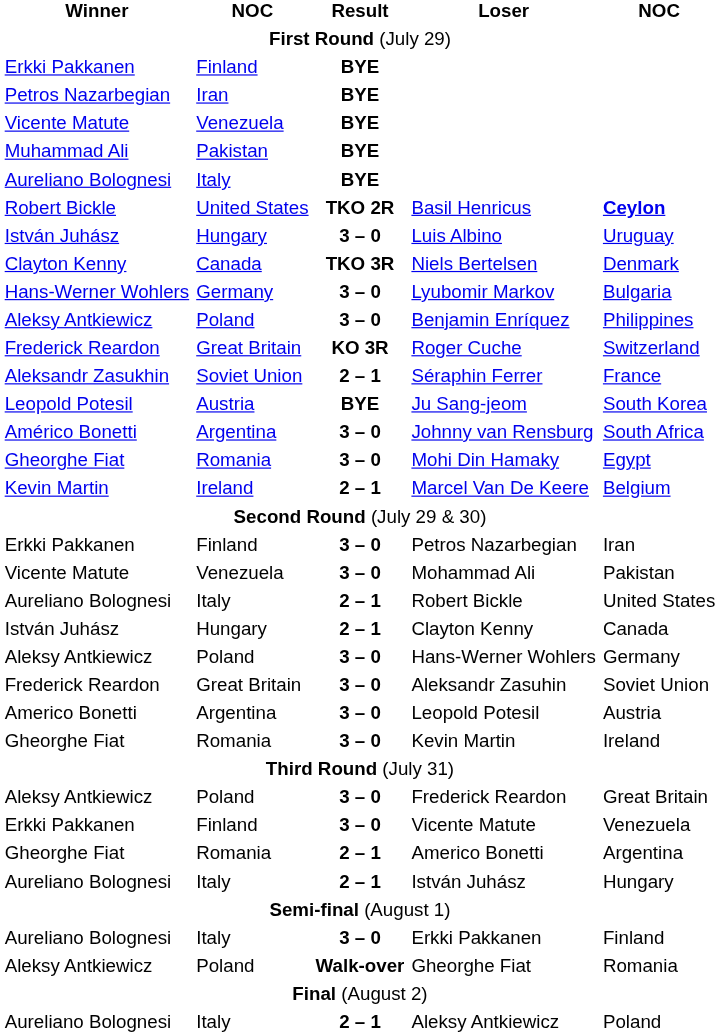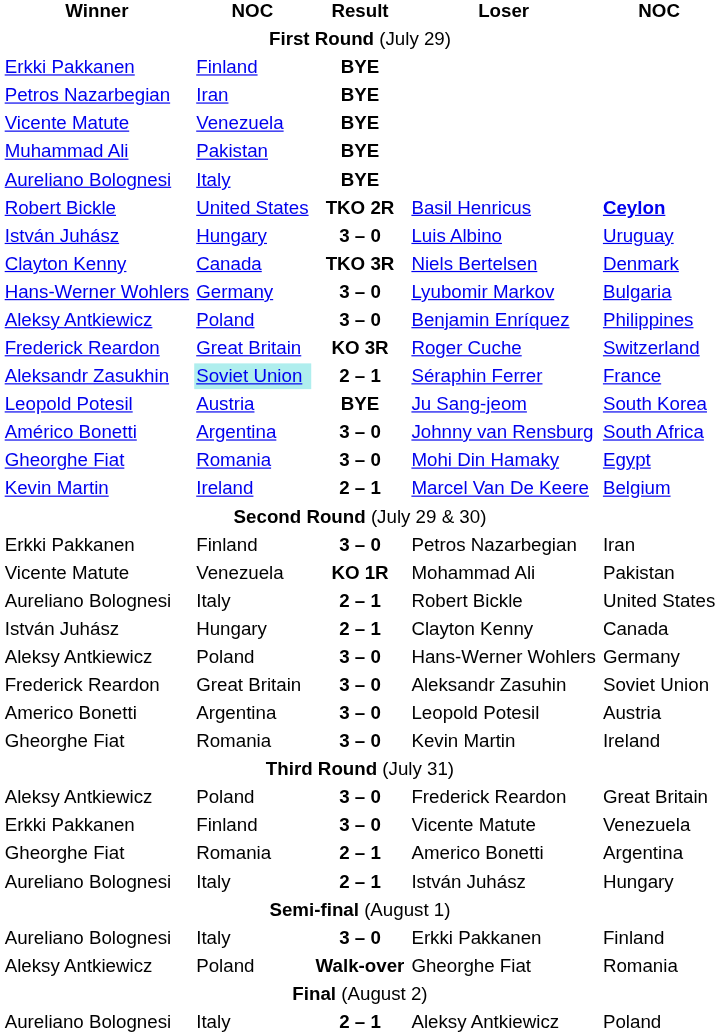(249, 376) no background -> (249, 376) paleturquoise background
(360, 572) 3 – 0 -> (360, 572) KO 1R
